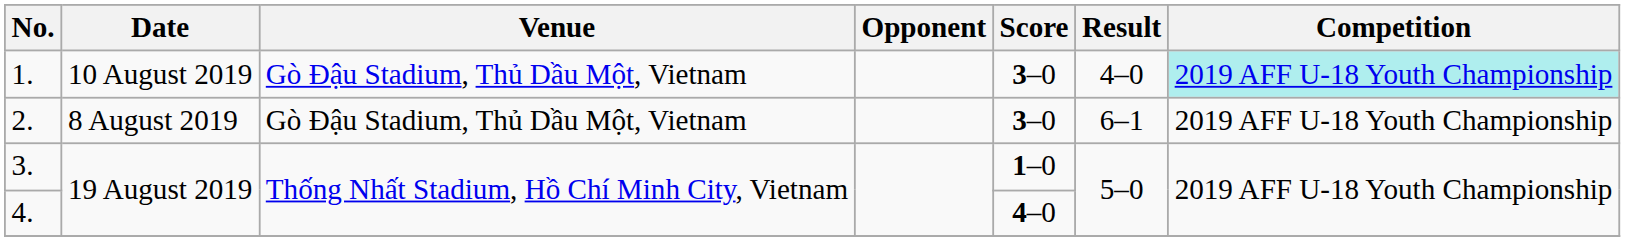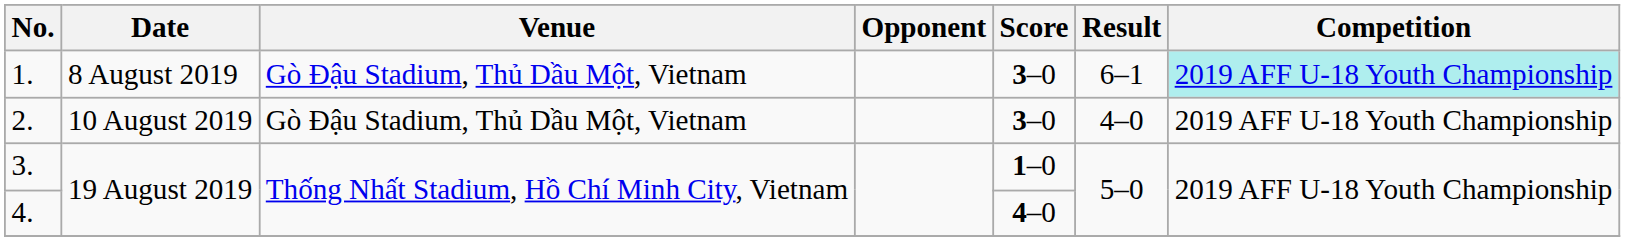(160, 73) 10 August 2019 -> (153, 73) 8 August 2019
(1122, 73) 4–0 -> (1122, 73) 6–1
(153, 119) 8 August 2019 -> (160, 119) 10 August 2019
(1122, 119) 6–1 -> (1122, 119) 4–0
